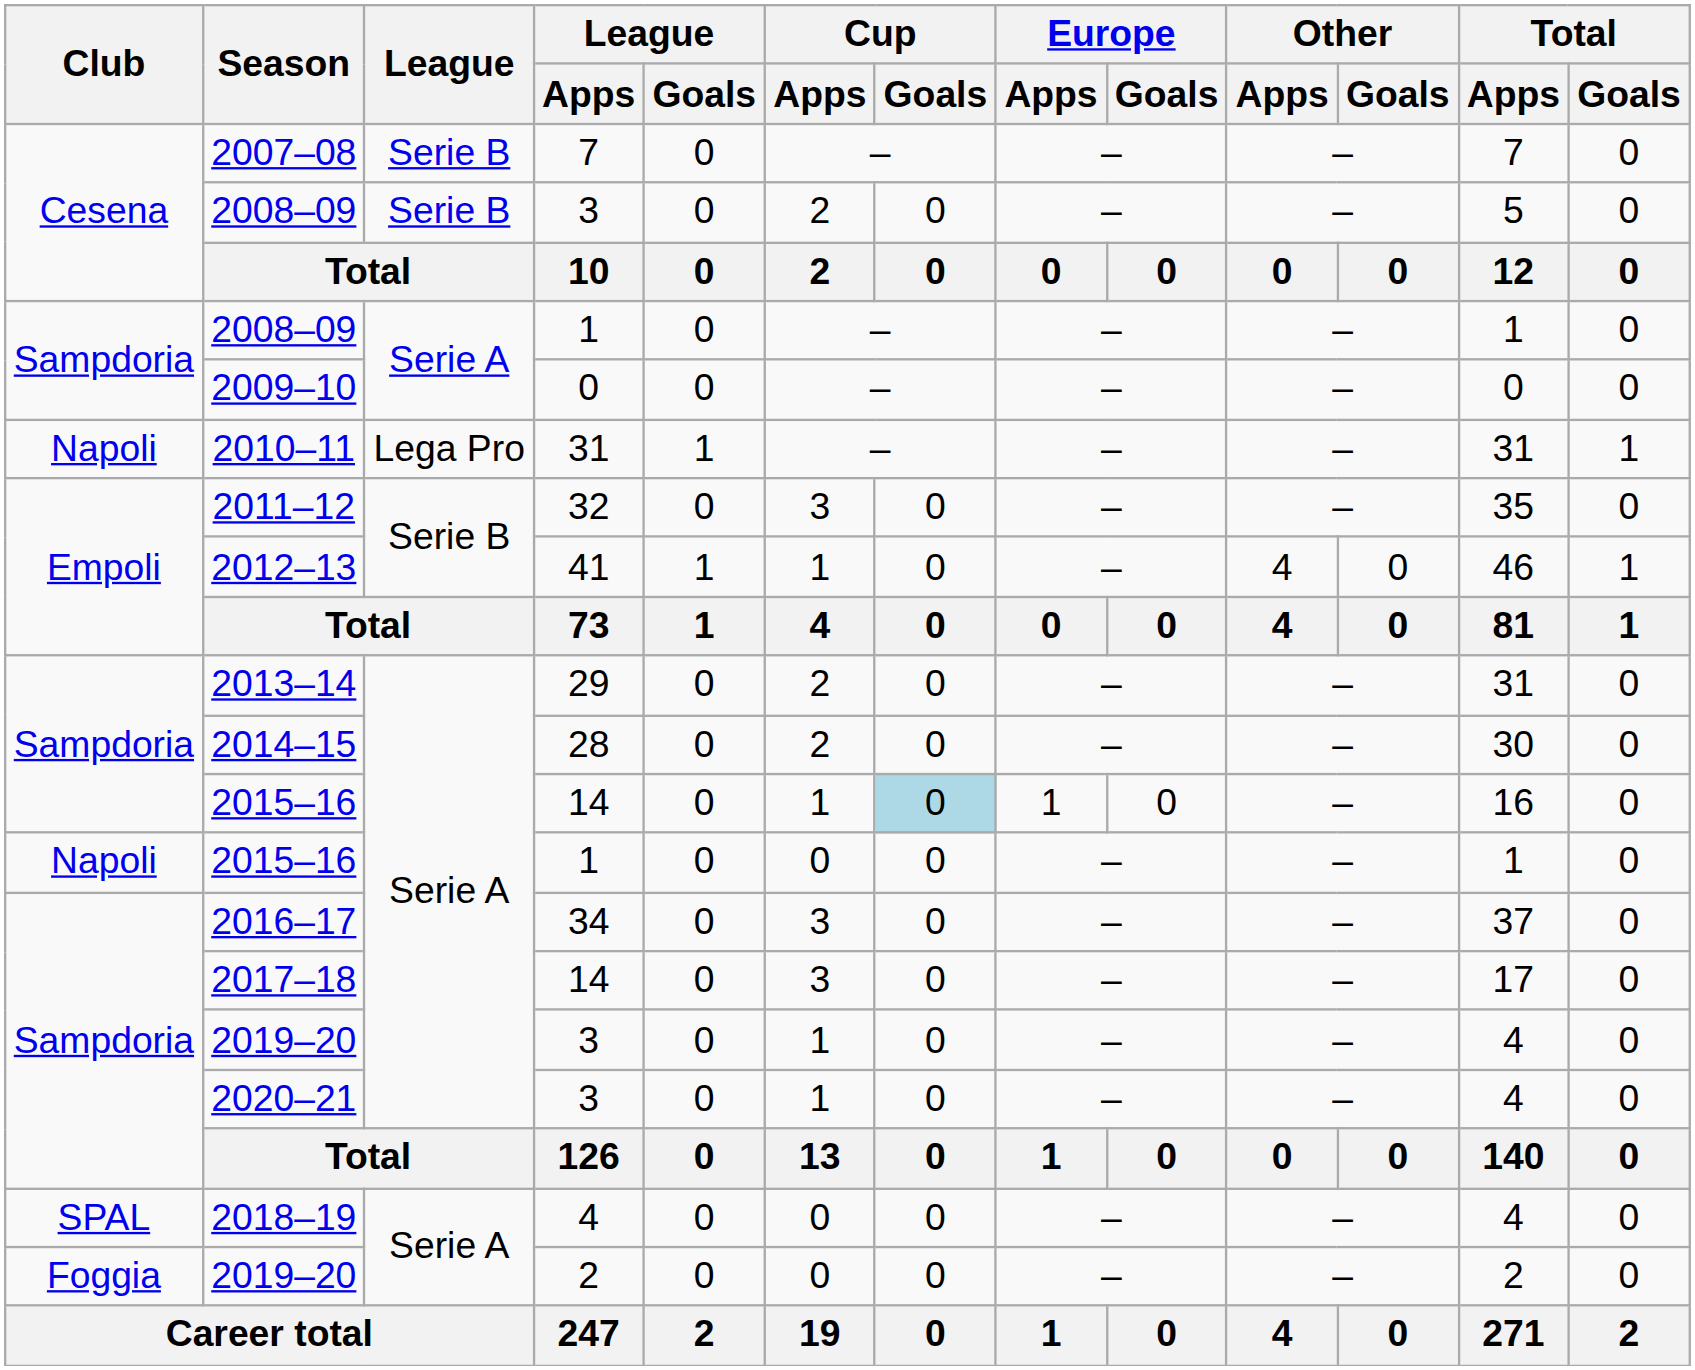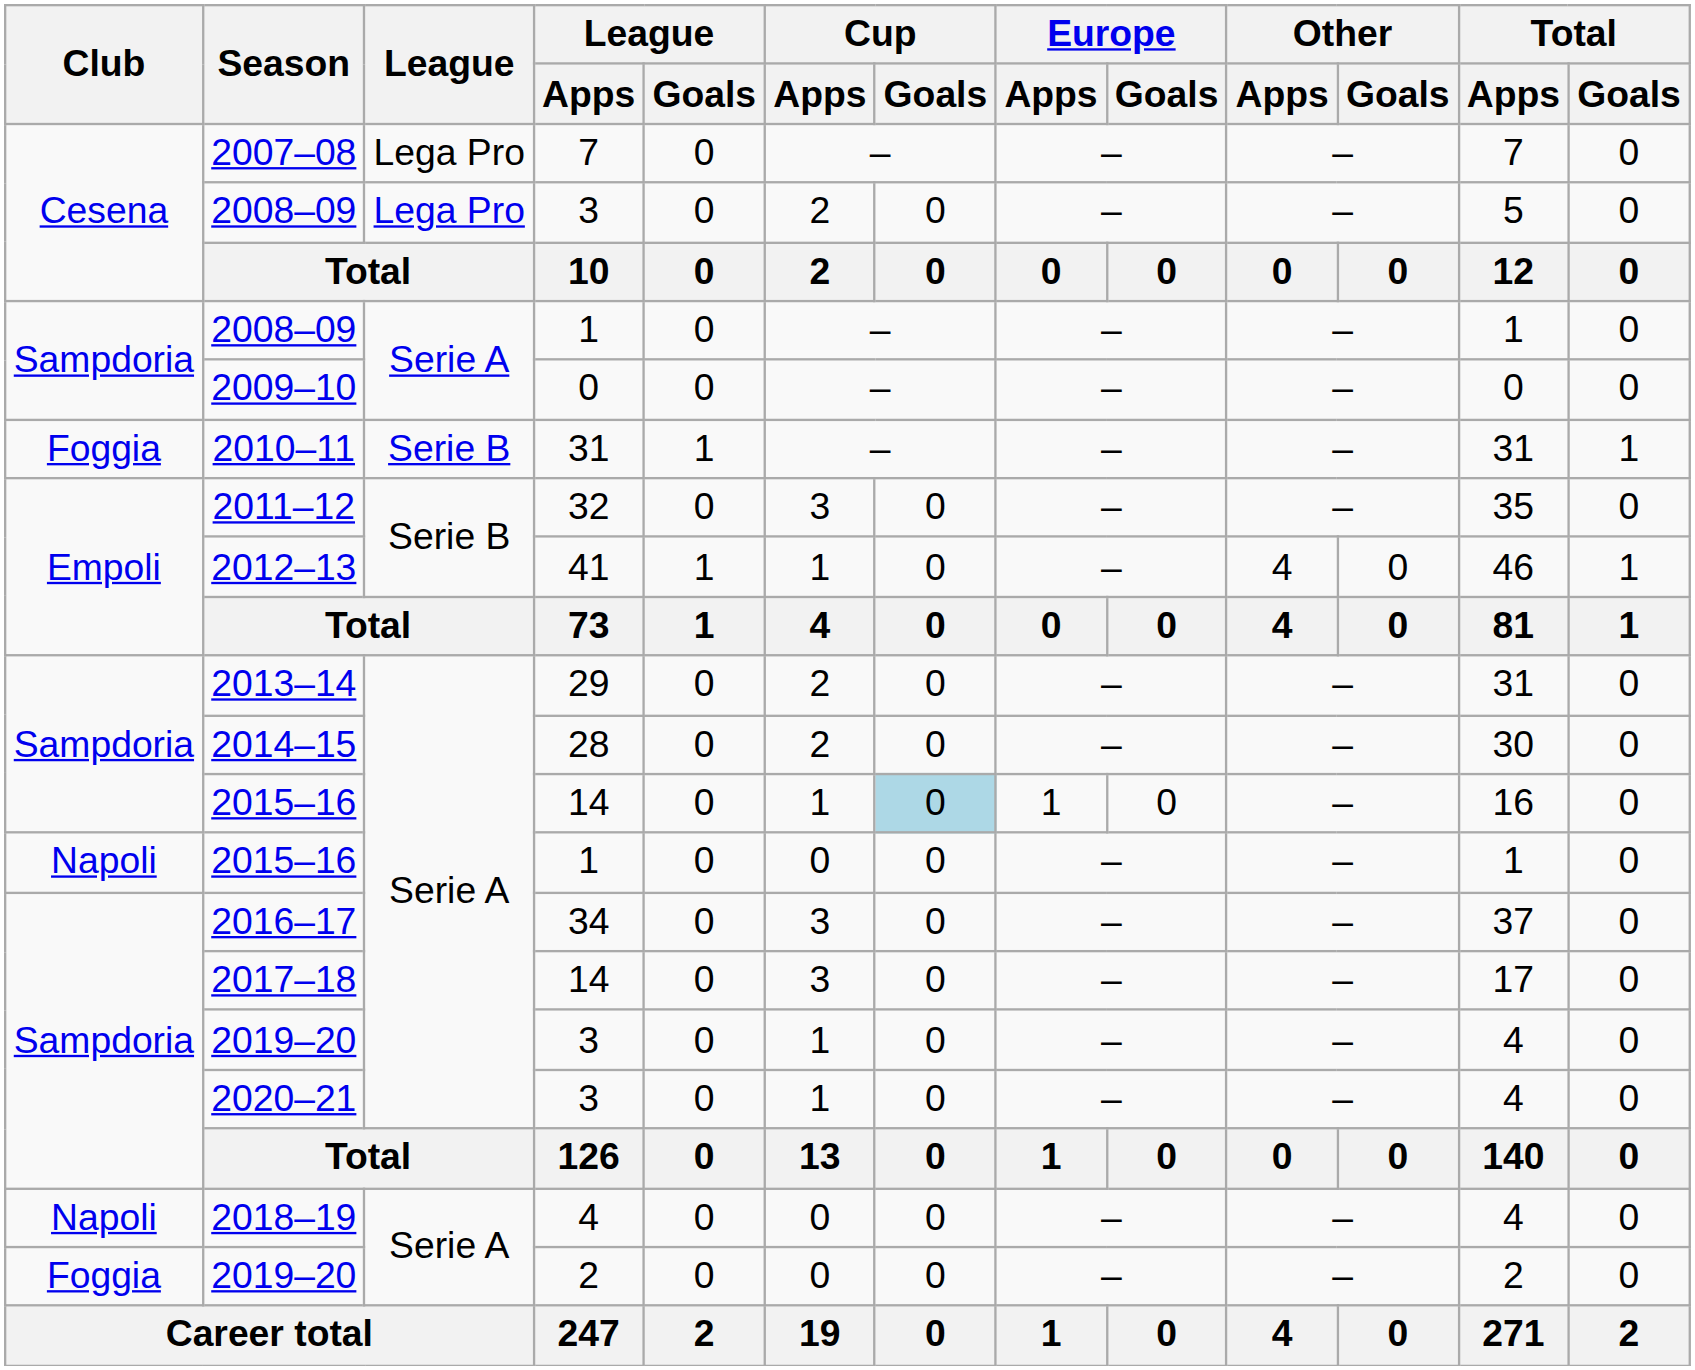(449, 152) Serie B -> (449, 152) Lega Pro
(449, 211) Serie B -> (449, 211) Lega Pro
(104, 447) Napoli -> (104, 447) Foggia
(449, 447) Lega Pro -> (449, 447) Serie B
(104, 1216) SPAL -> (104, 1216) Napoli
